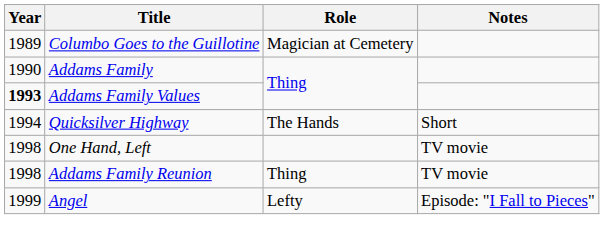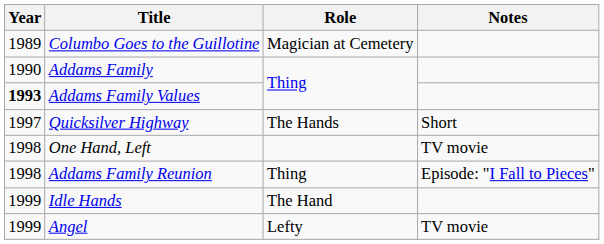(25, 122) 1994 -> (25, 122) 1997
(455, 174) TV movie -> (508, 174) Episode: "I Fall to Pieces"
+ row: (85, 200)
(508, 200) Episode: "I Fall to Pieces" -> (455, 226) TV movie
